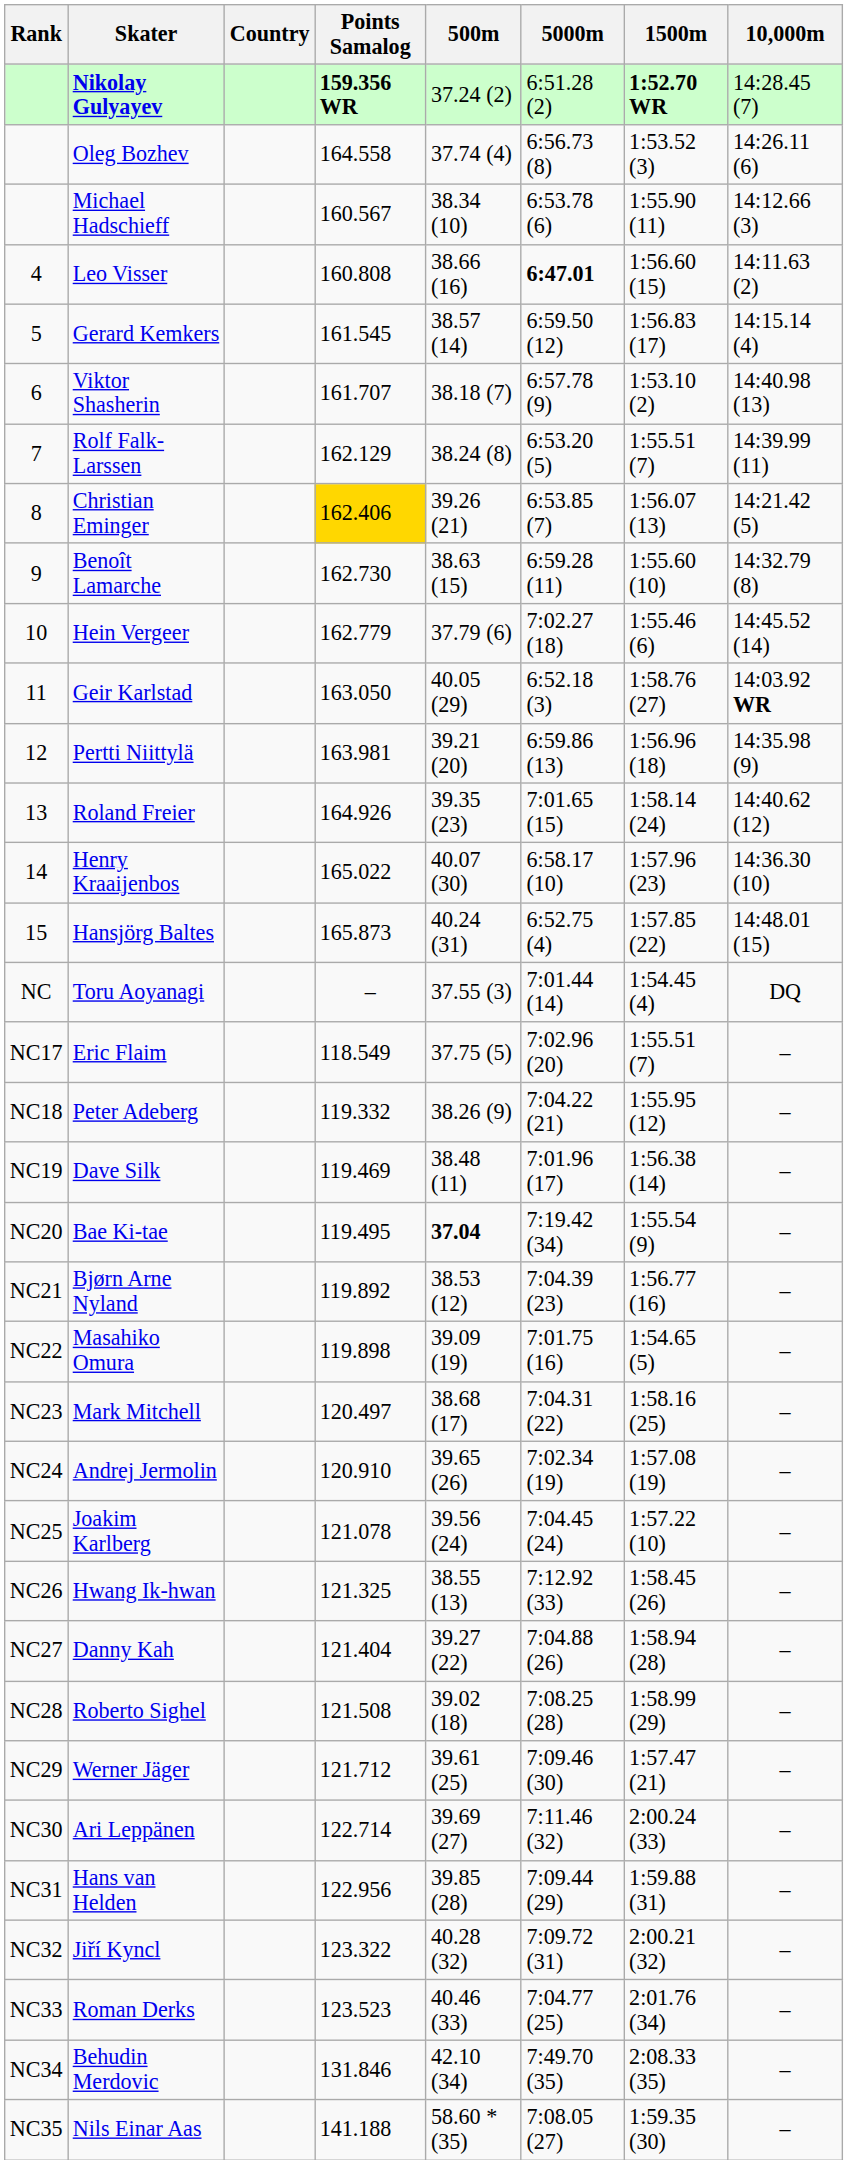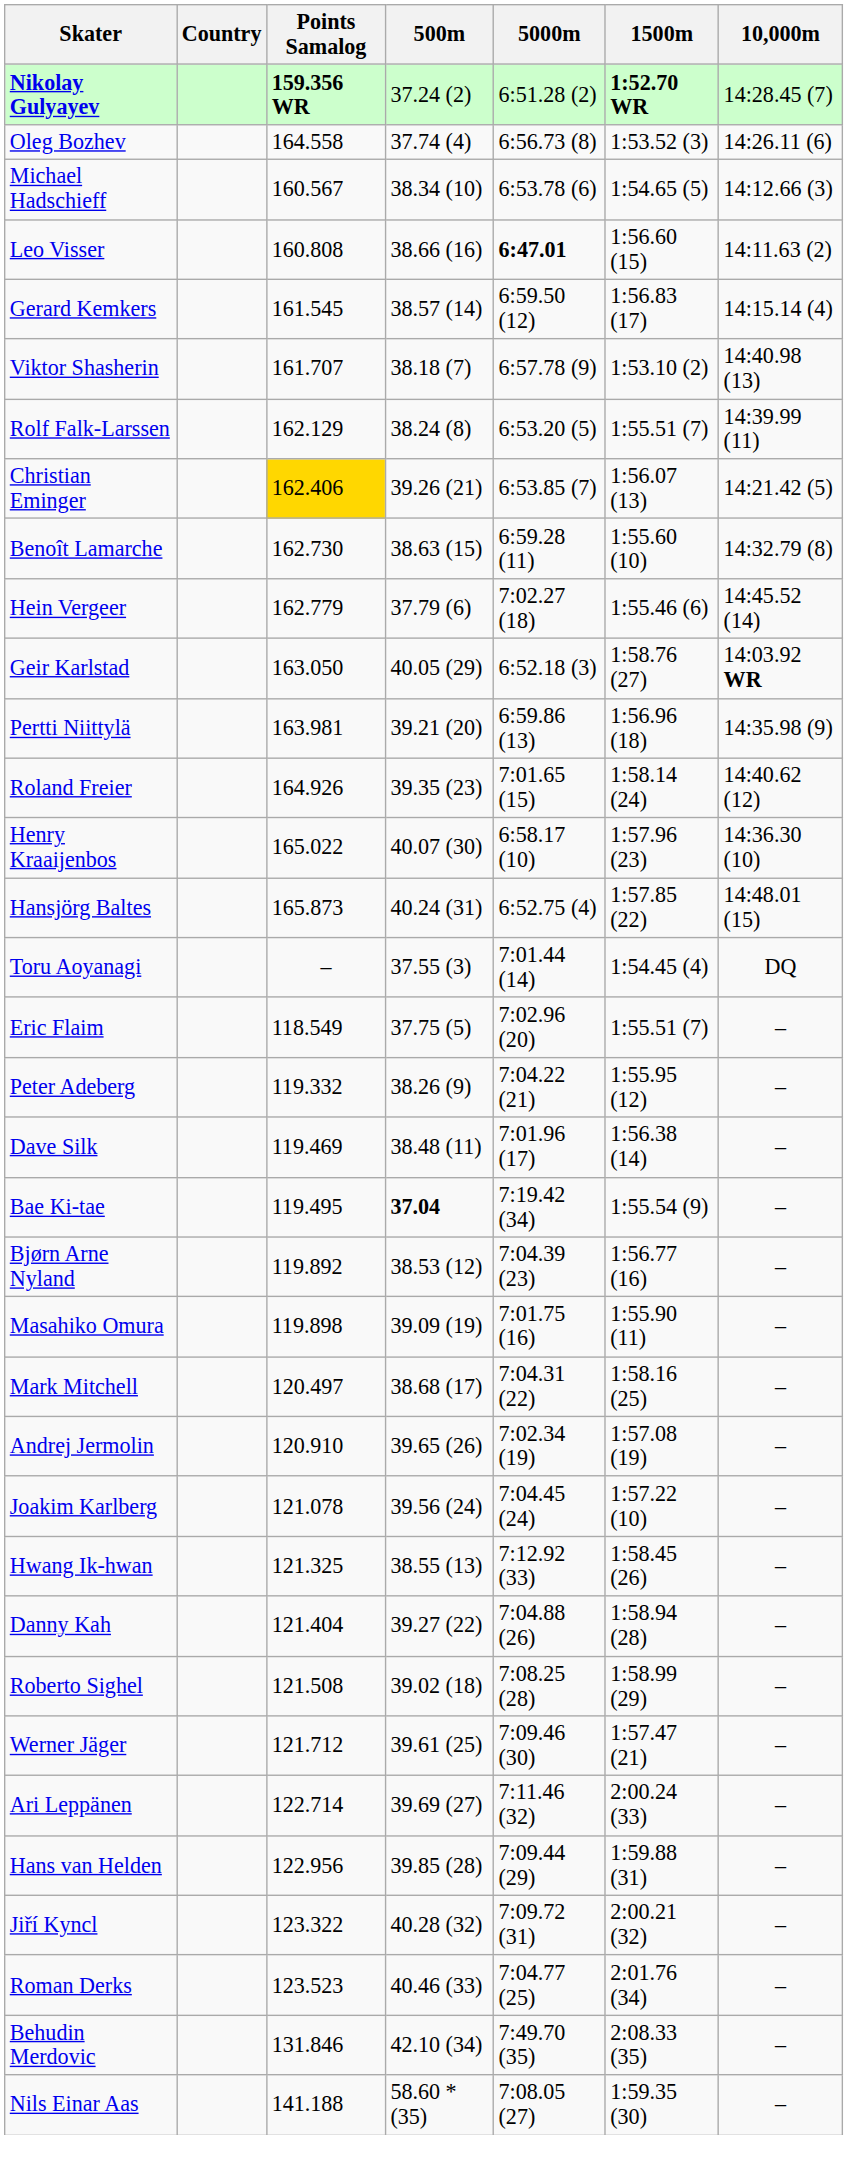- column: (36, 34)
(663, 214) 1:55.90 (11) -> (659, 189) 1:54.65 (5)
(663, 1351) 1:54.65 (5) -> (644, 1326) 1:55.90 (11)
